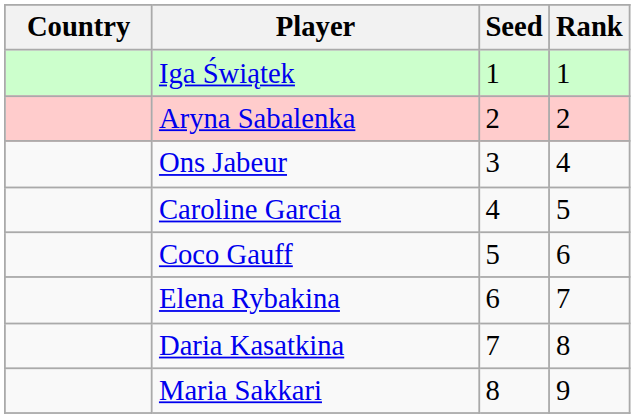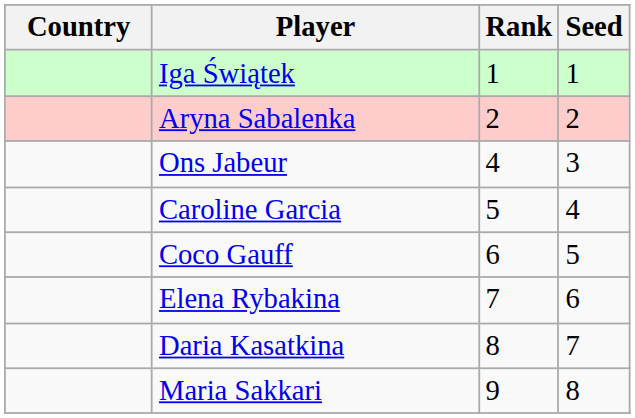columns swapped: (589, 27) <-> (514, 27)
